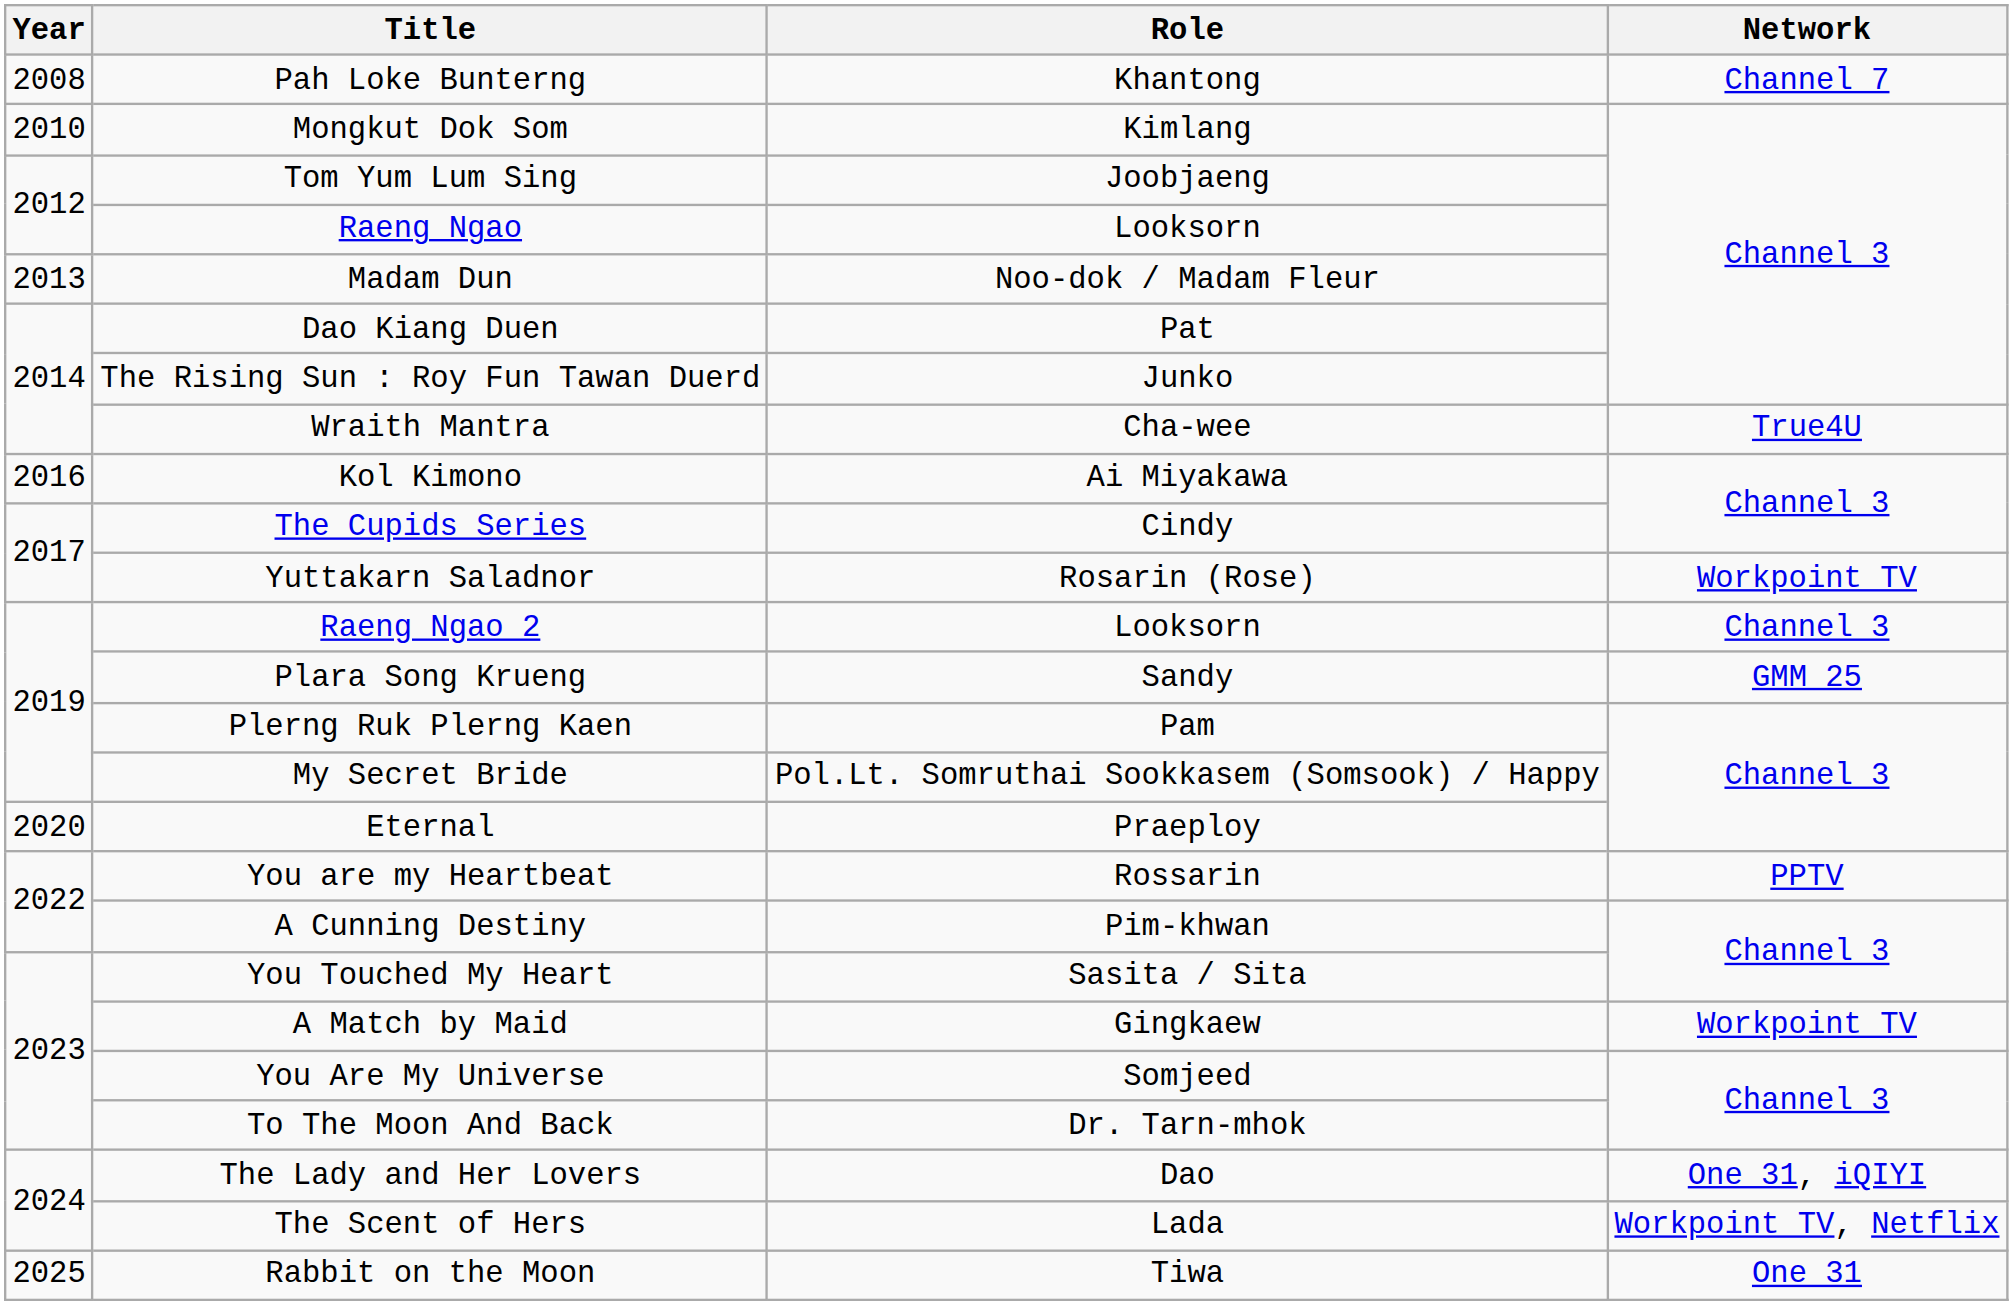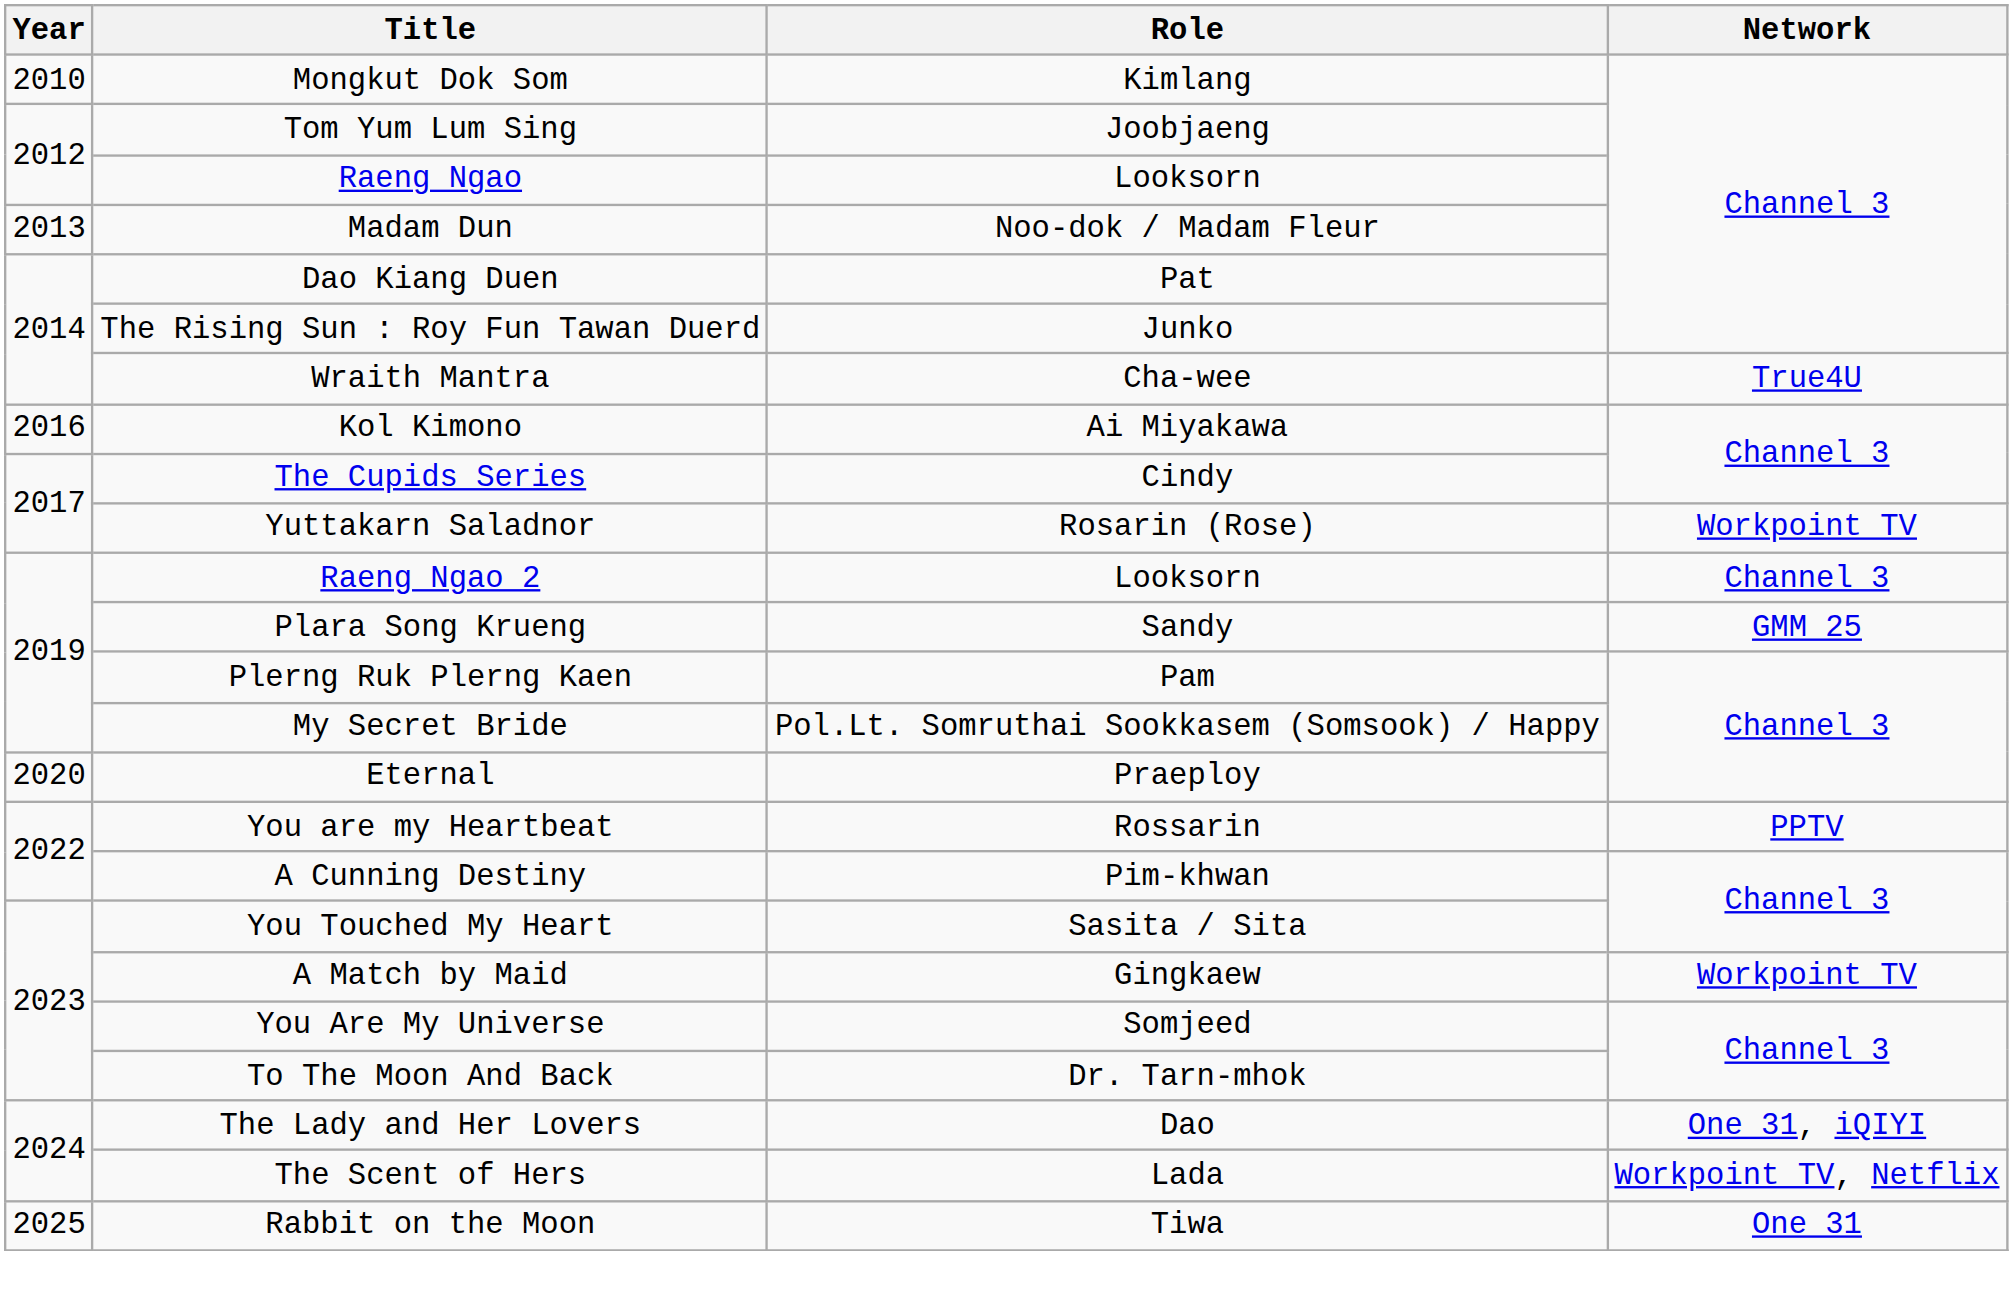- row: (430, 80)
